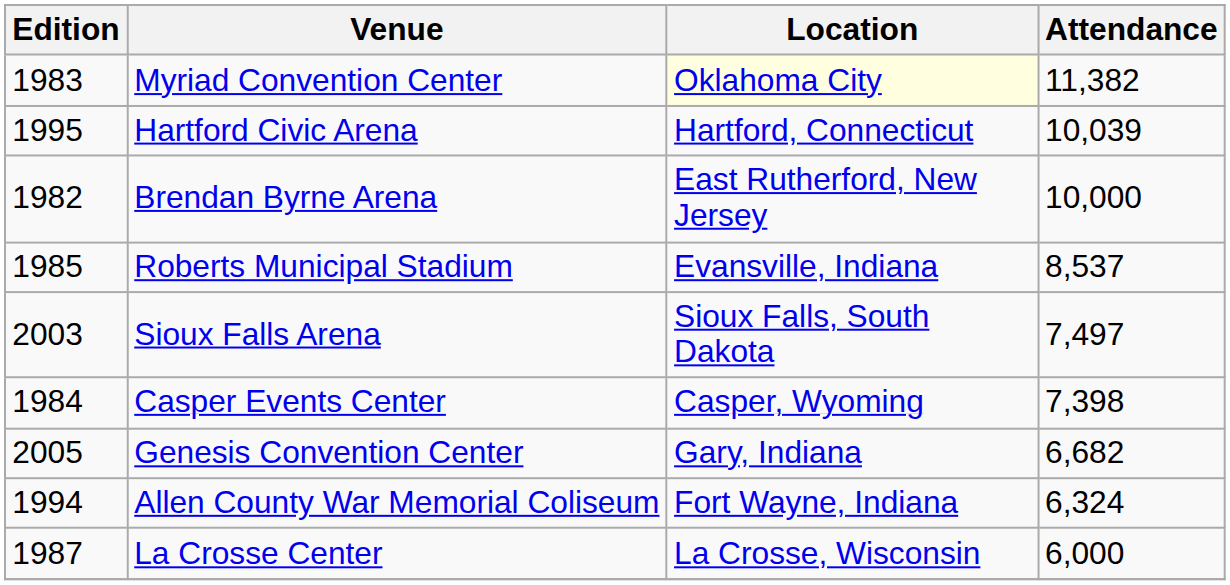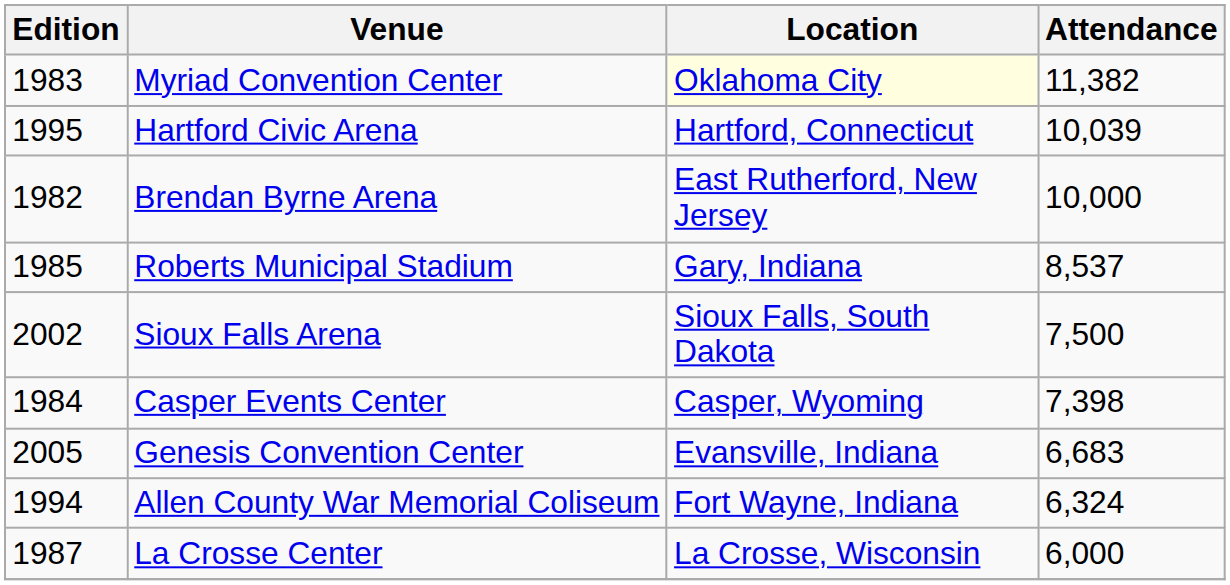(806, 266) Evansville, Indiana -> (768, 266) Gary, Indiana
(48, 334) 2003 -> (48, 334) 2002
(1085, 334) 7,497 -> (1085, 334) 7,500
(768, 452) Gary, Indiana -> (806, 452) Evansville, Indiana
(1085, 452) 6,682 -> (1085, 452) 6,683
